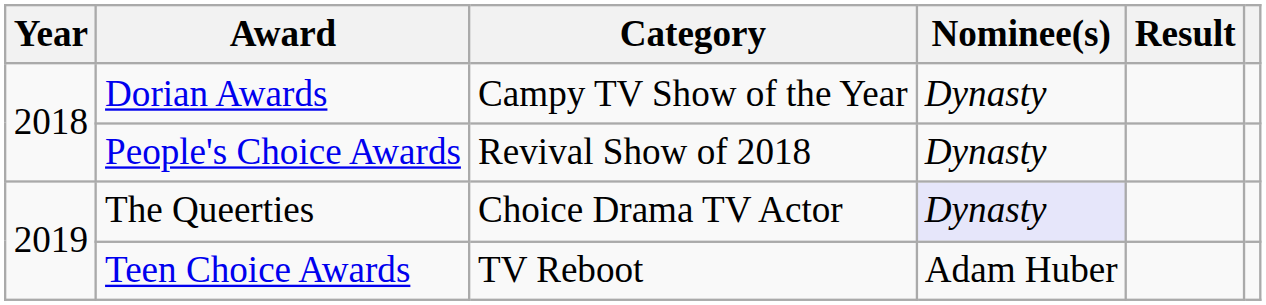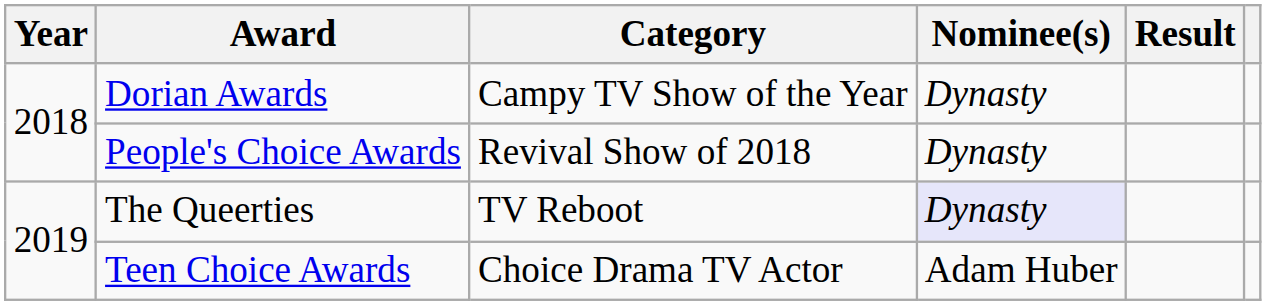(660, 210) Choice Drama TV Actor -> (561, 210) TV Reboot
(561, 269) TV Reboot -> (660, 269) Choice Drama TV Actor
